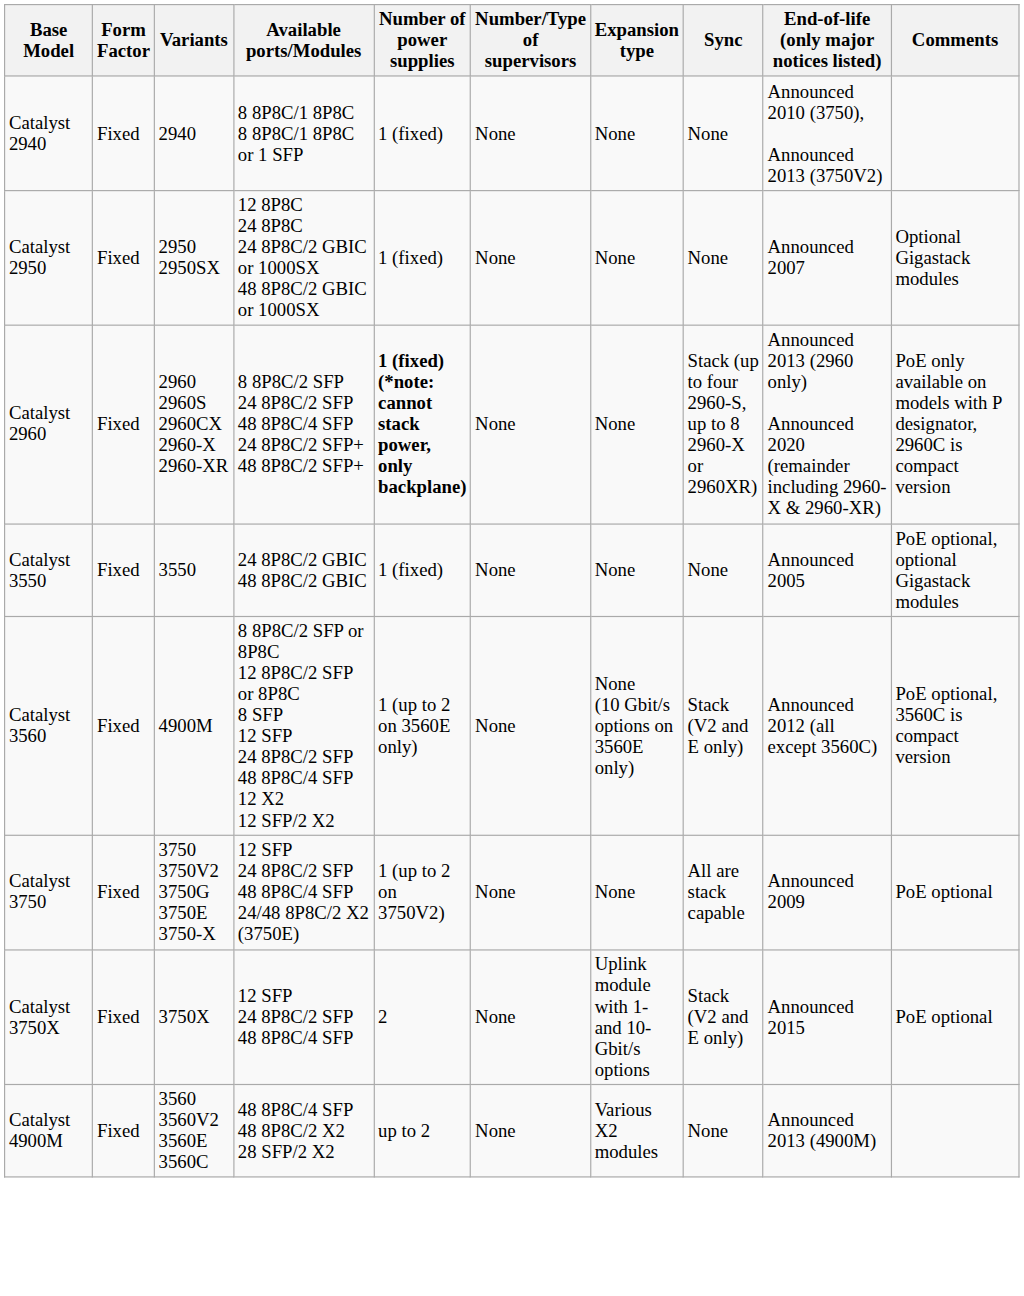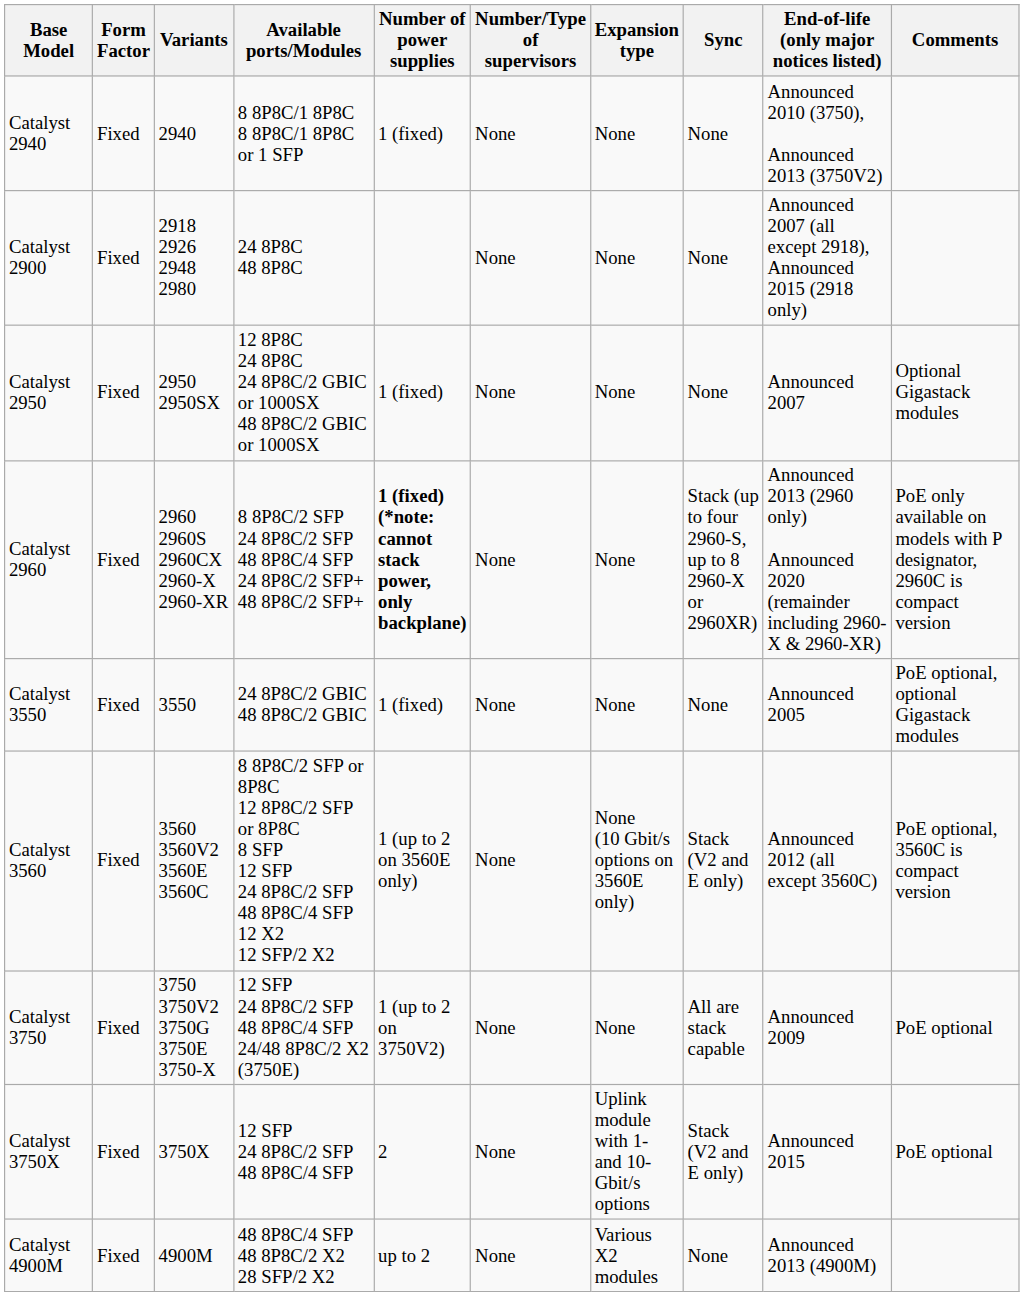+ row: (40, 257)
(186, 725) 4900M -> (189, 860) 3560 3560V2 3560E 3560C
(189, 1130) 3560 3560V2 3560E 3560C -> (186, 1255) 4900M
